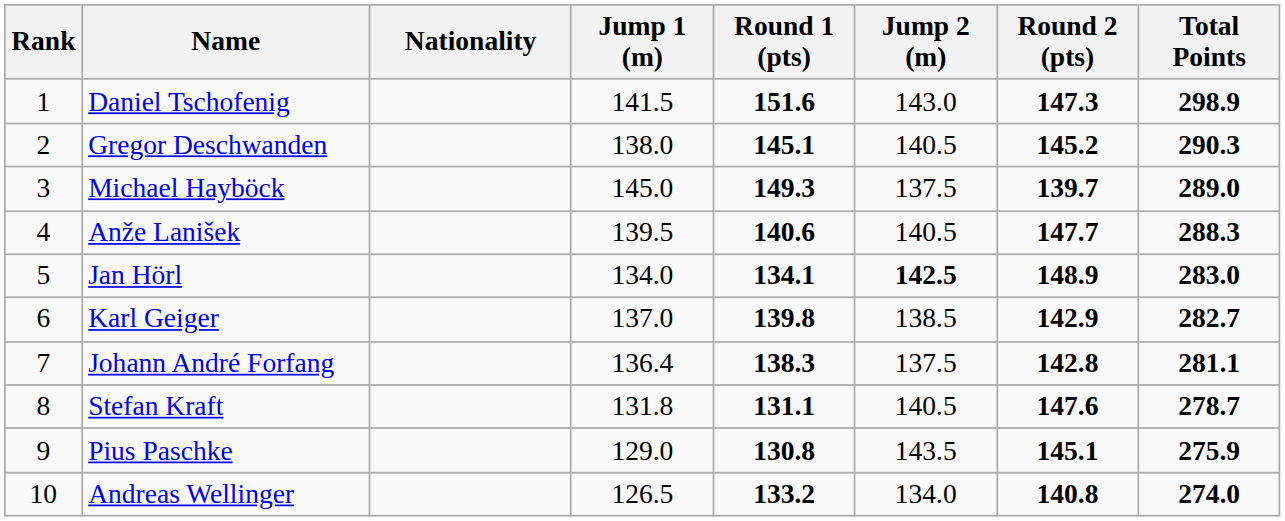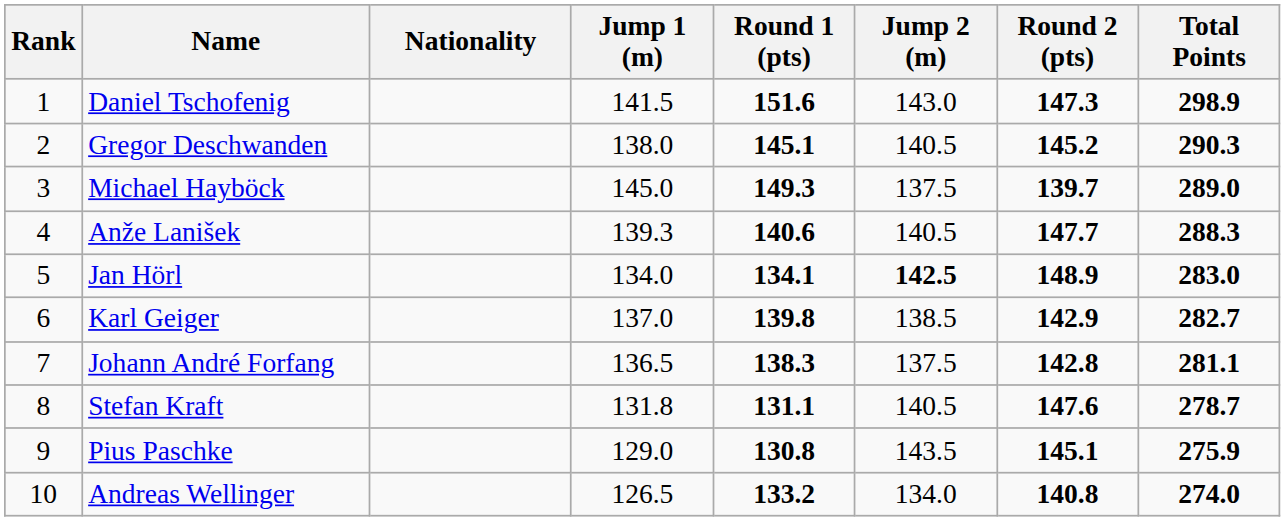(642, 231) 139.5 -> (642, 231) 139.3
(642, 362) 136.4 -> (642, 362) 136.5
